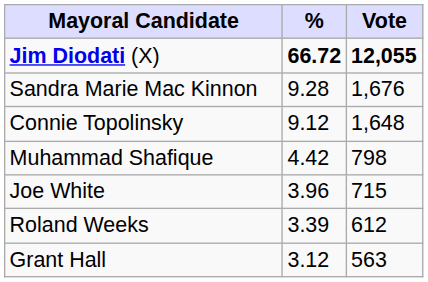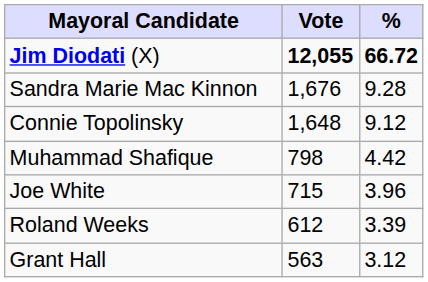columns swapped: (385, 21) <-> (314, 21)
